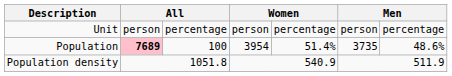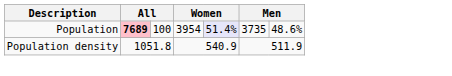- row: (106, 30)
(320, 46) no background -> (221, 30) lavender background
